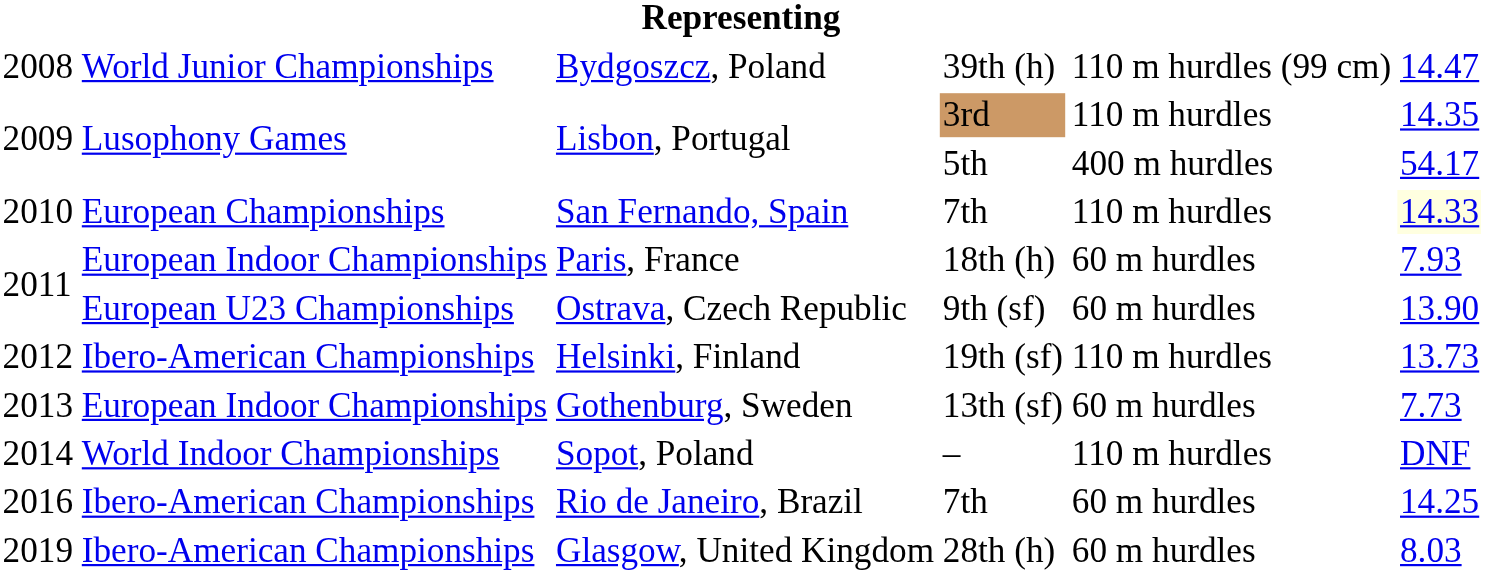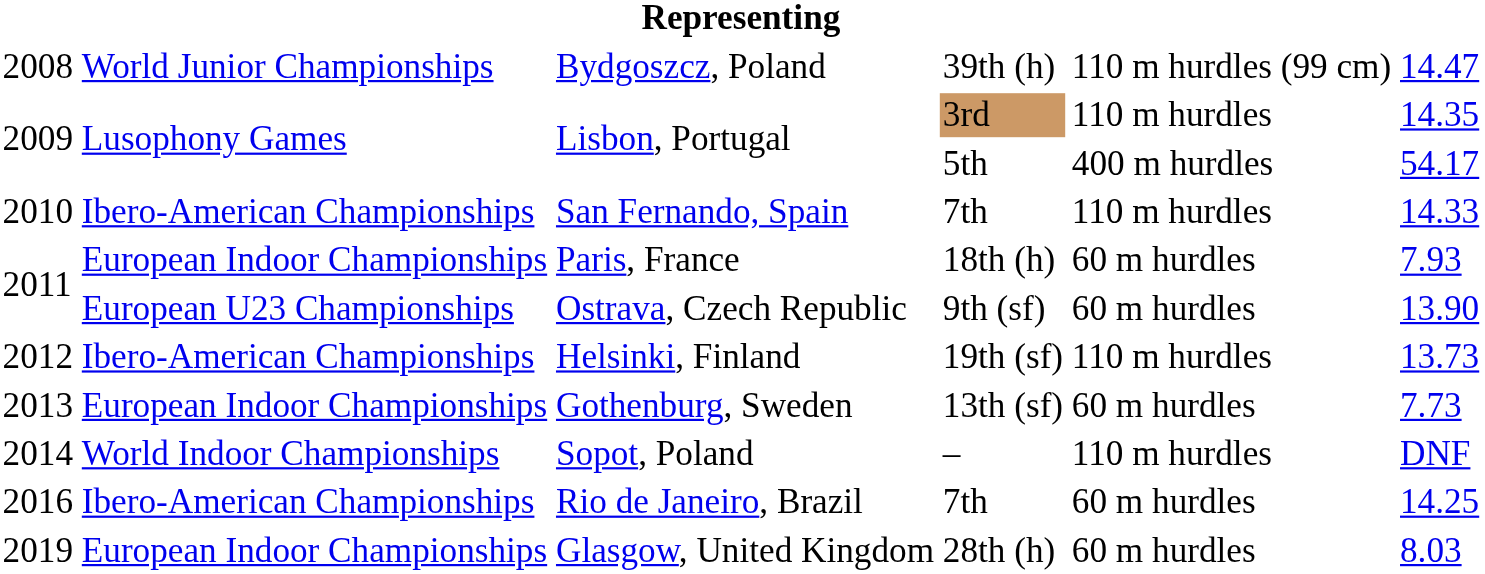(263, 211) European Championships -> (308, 211) Ibero-American Championships
(1440, 211) lightyellow background -> (1440, 211) no background
(308, 550) Ibero-American Championships -> (314, 550) European Indoor Championships
